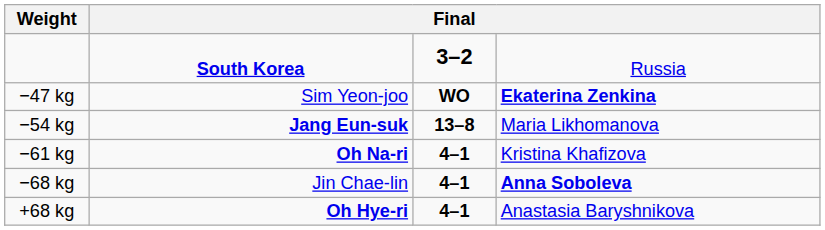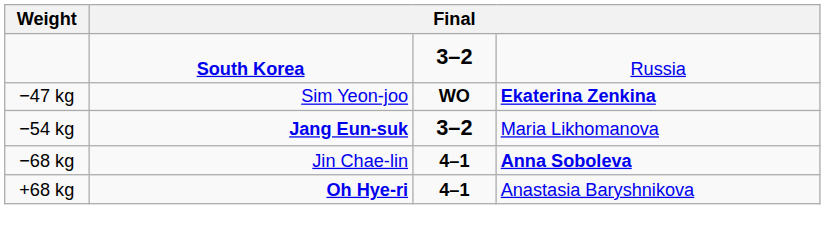(454, 126) 13–8 -> (454, 128) 3–2
- row: (47, 154)
